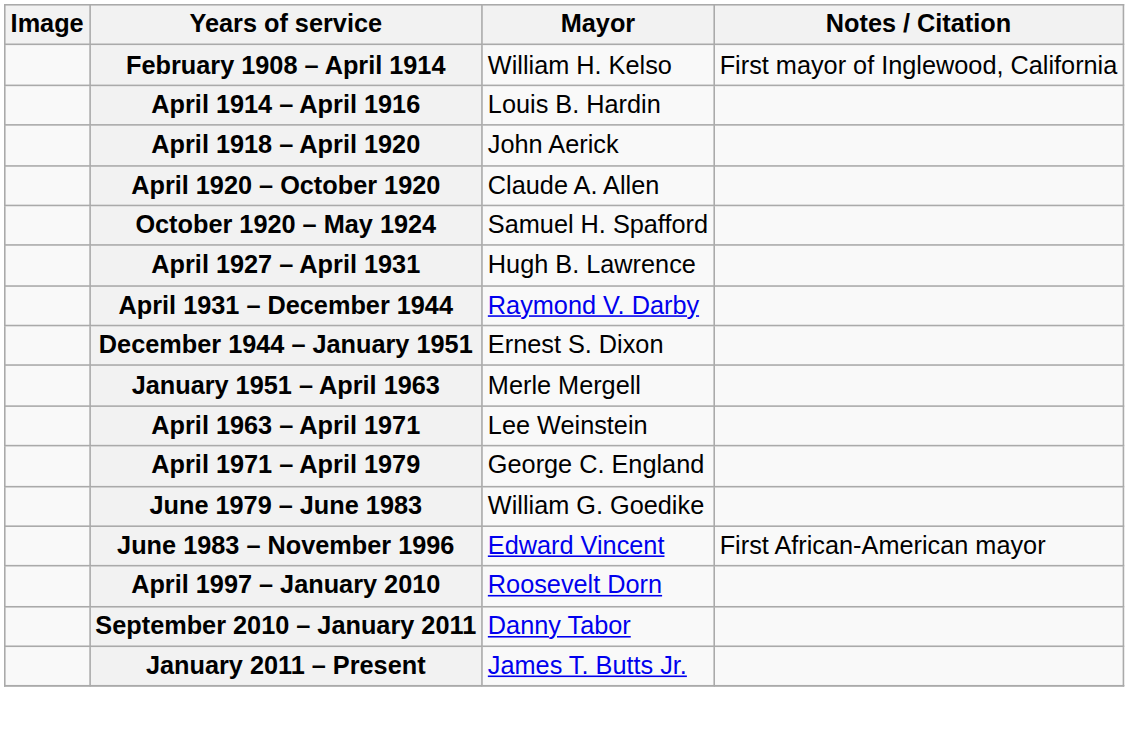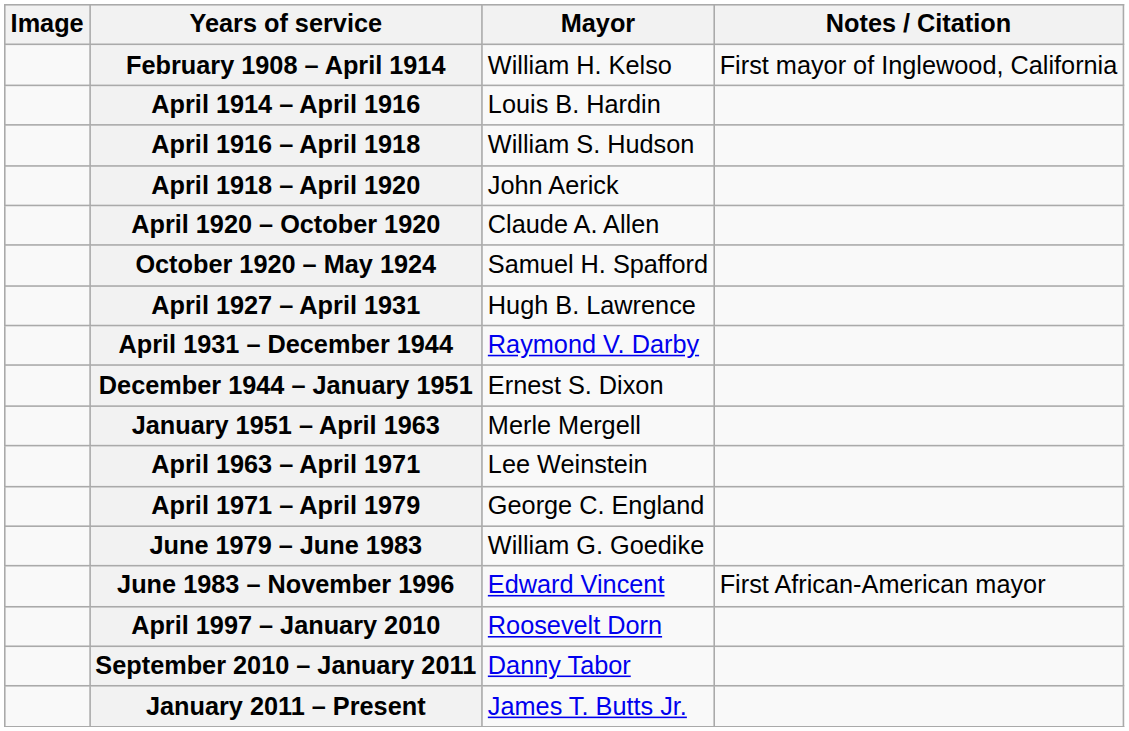+ row: (286, 144)
